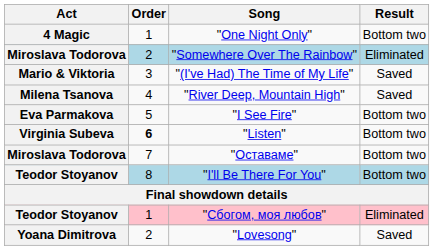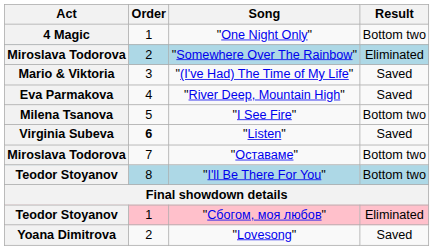(67, 94) Milena Tsanova -> (67, 94) Eva Parmakova
(67, 114) Eva Parmakova -> (67, 114) Milena Tsanova
(394, 134) Bottom two -> (394, 134) Saved
